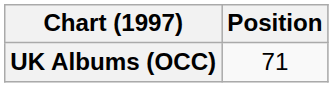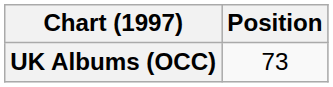(275, 61) 71 -> (275, 61) 73
